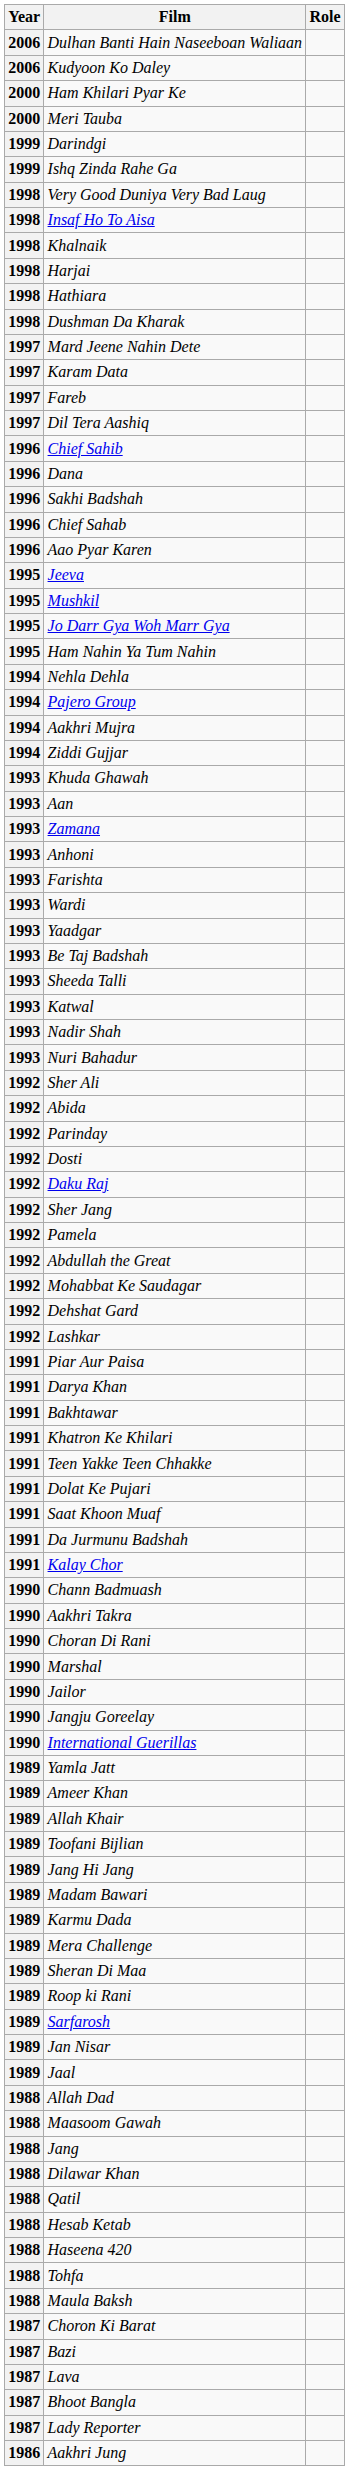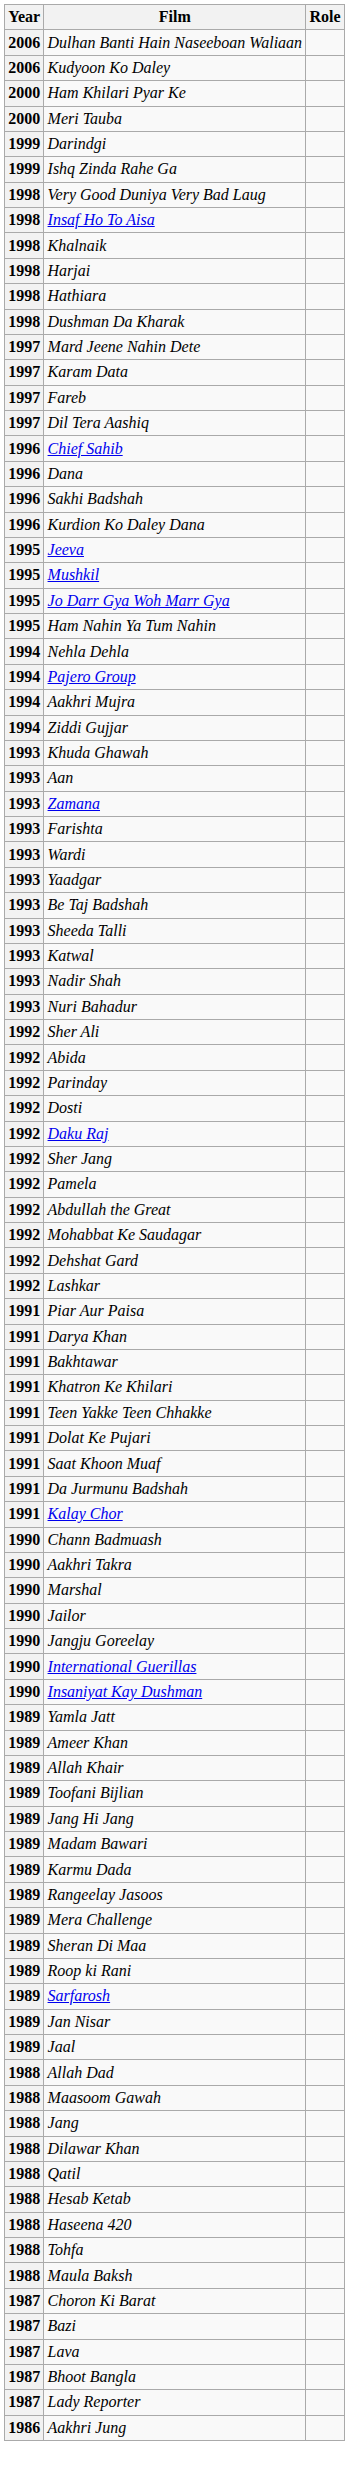- row: (87, 524)
+ row: (126, 524)
- row: (100, 550)
- row: (71, 854)
- row: (99, 1641)
+ row: (125, 1691)
+ row: (105, 1894)
